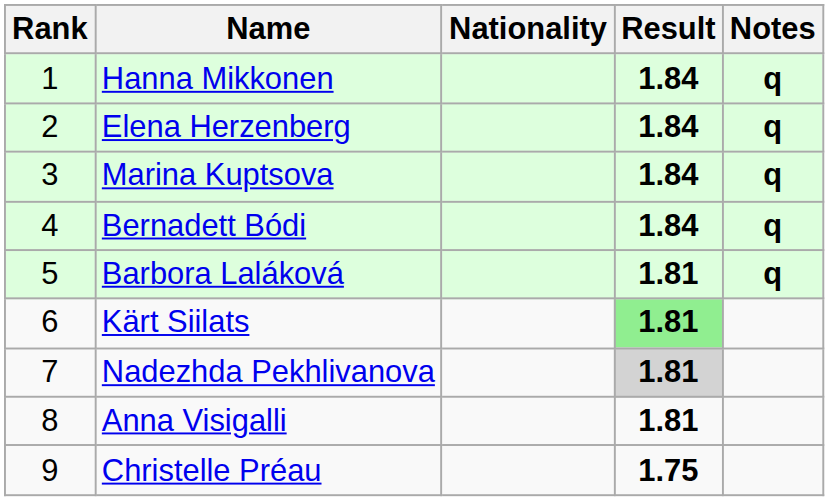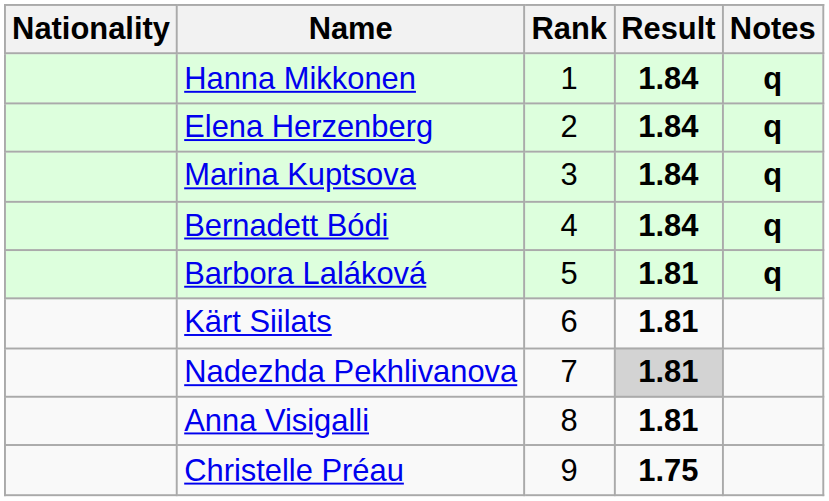columns swapped: (50, 28) <-> (528, 28)
(668, 322) lightgreen background -> (668, 322) no background
